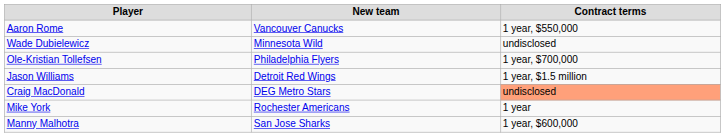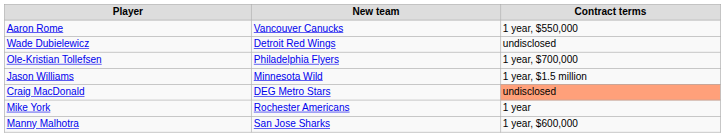(288, 44) Minnesota Wild -> (295, 44) Detroit Red Wings
(295, 76) Detroit Red Wings -> (288, 76) Minnesota Wild
